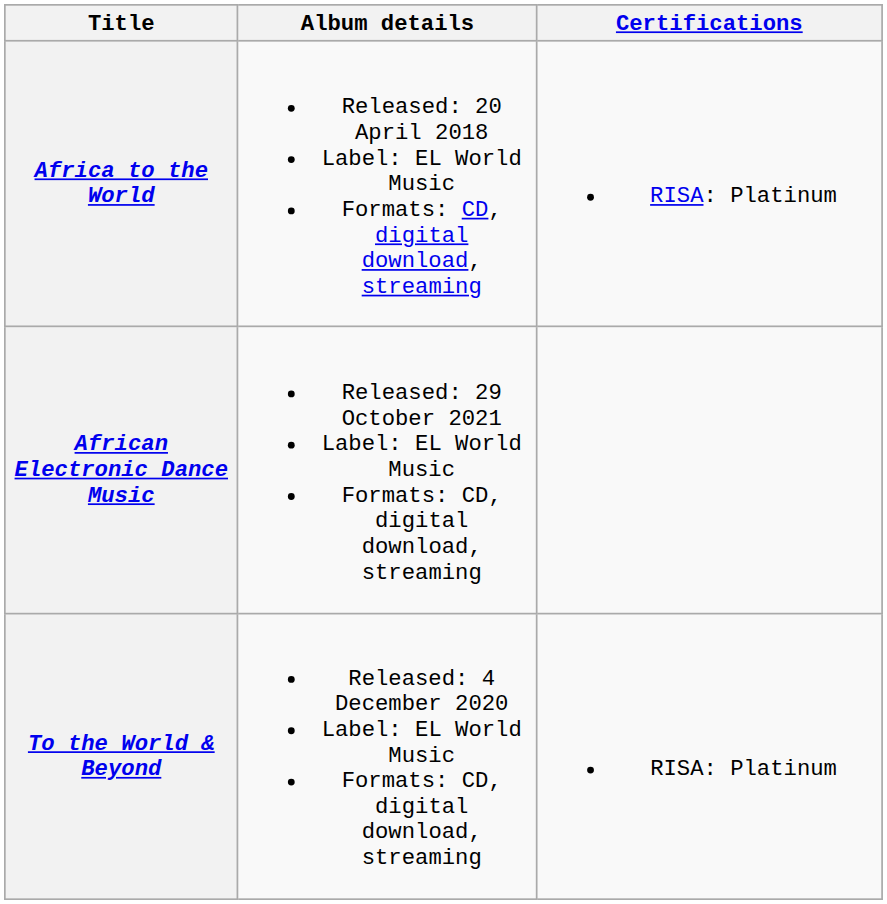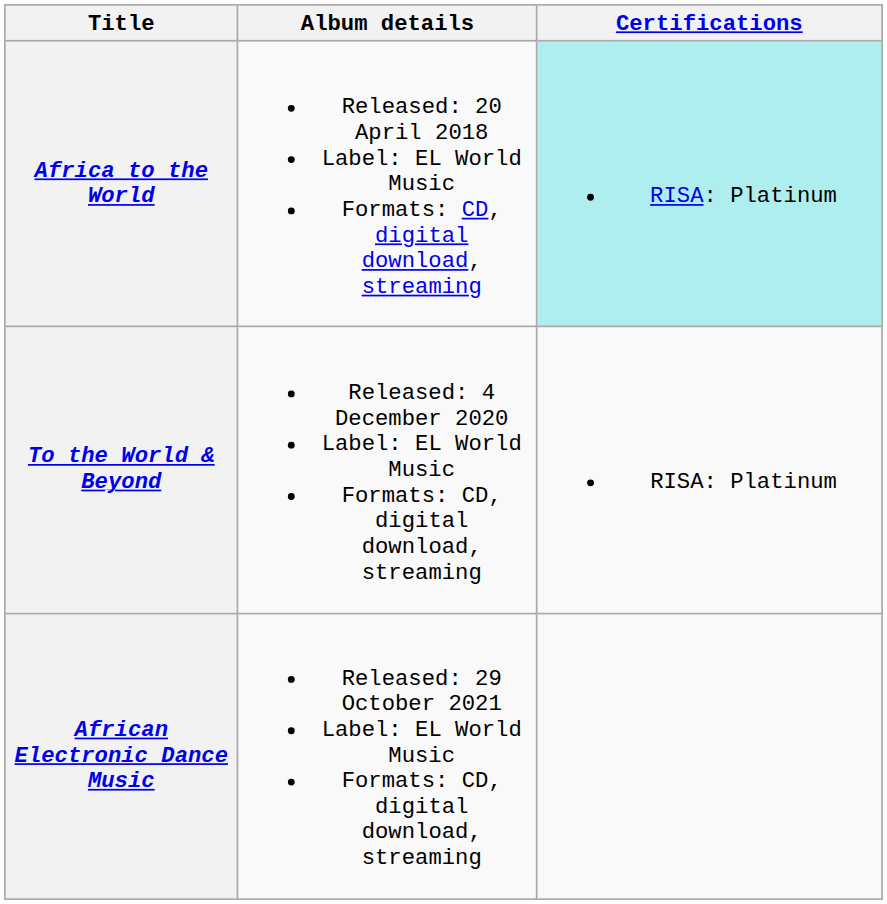(709, 197) no background -> (709, 197) paleturquoise background
rows swapped: (121, 756) <-> (121, 470)
